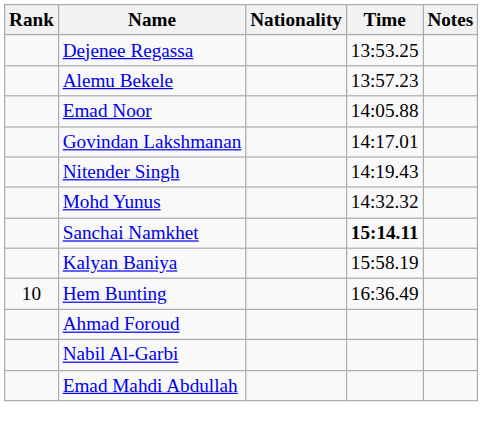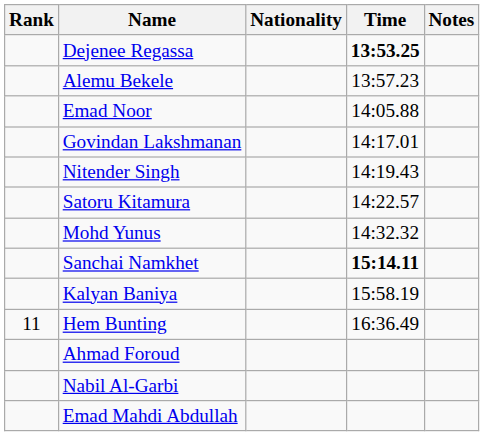(385, 50) normal -> (385, 50) bold
+ row: (126, 202)
(31, 293) 10 -> (31, 324) 11
